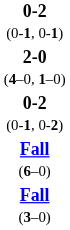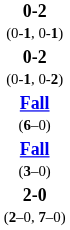- row: (35, 68)
+ row: (35, 205)
